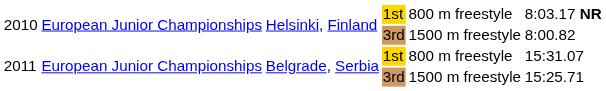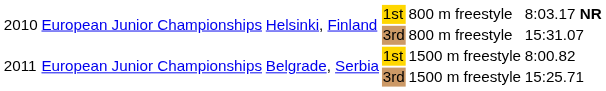(465, 35) 1500 m freestyle -> (461, 35) 800 m freestyle
(550, 35) 8:00.82 -> (554, 35) 15:31.07
(461, 56) 800 m freestyle -> (465, 56) 1500 m freestyle
(554, 56) 15:31.07 -> (550, 56) 8:00.82
